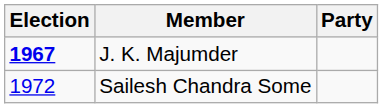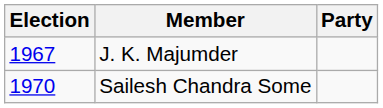(32, 53) bold -> (32, 53) normal
(32, 86) 1972 -> (32, 86) 1970
